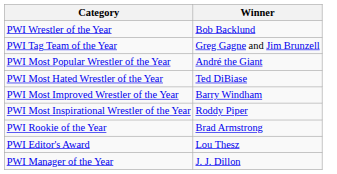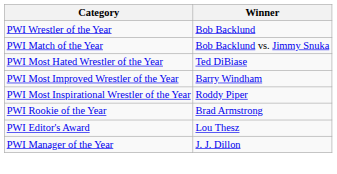- row: (62, 45)
+ row: (55, 45)
- row: (89, 62)
